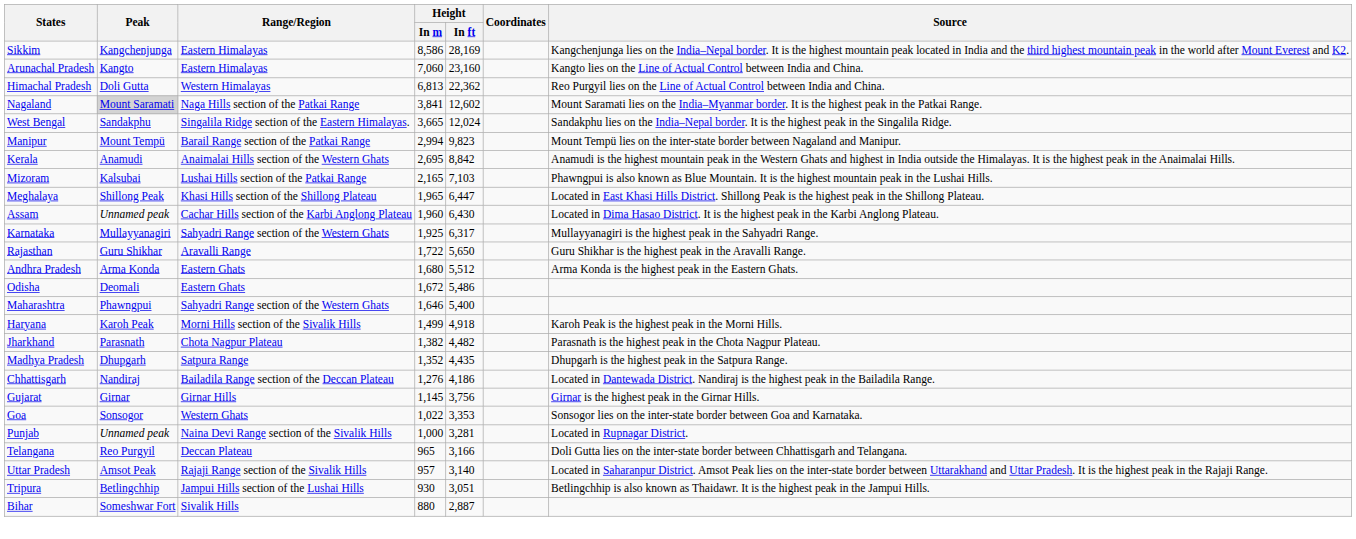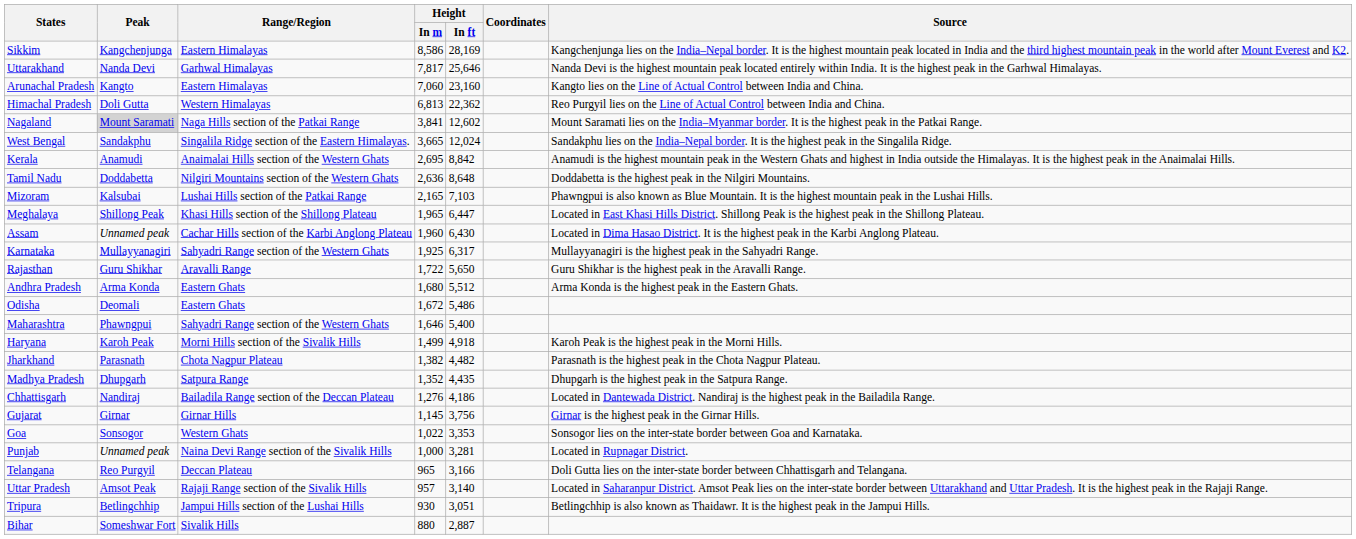+ row: (35, 68)
- row: (27, 141)
+ row: (34, 178)
